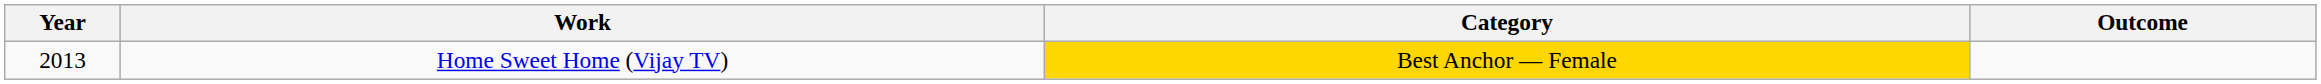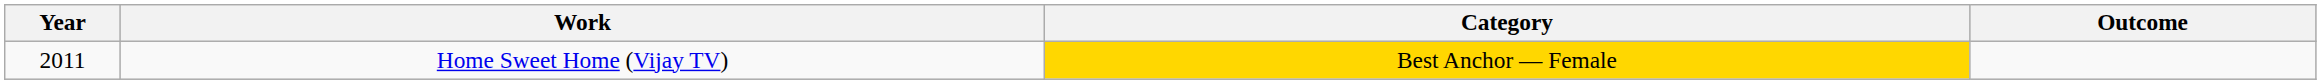(62, 60) 2013 -> (62, 60) 2011
